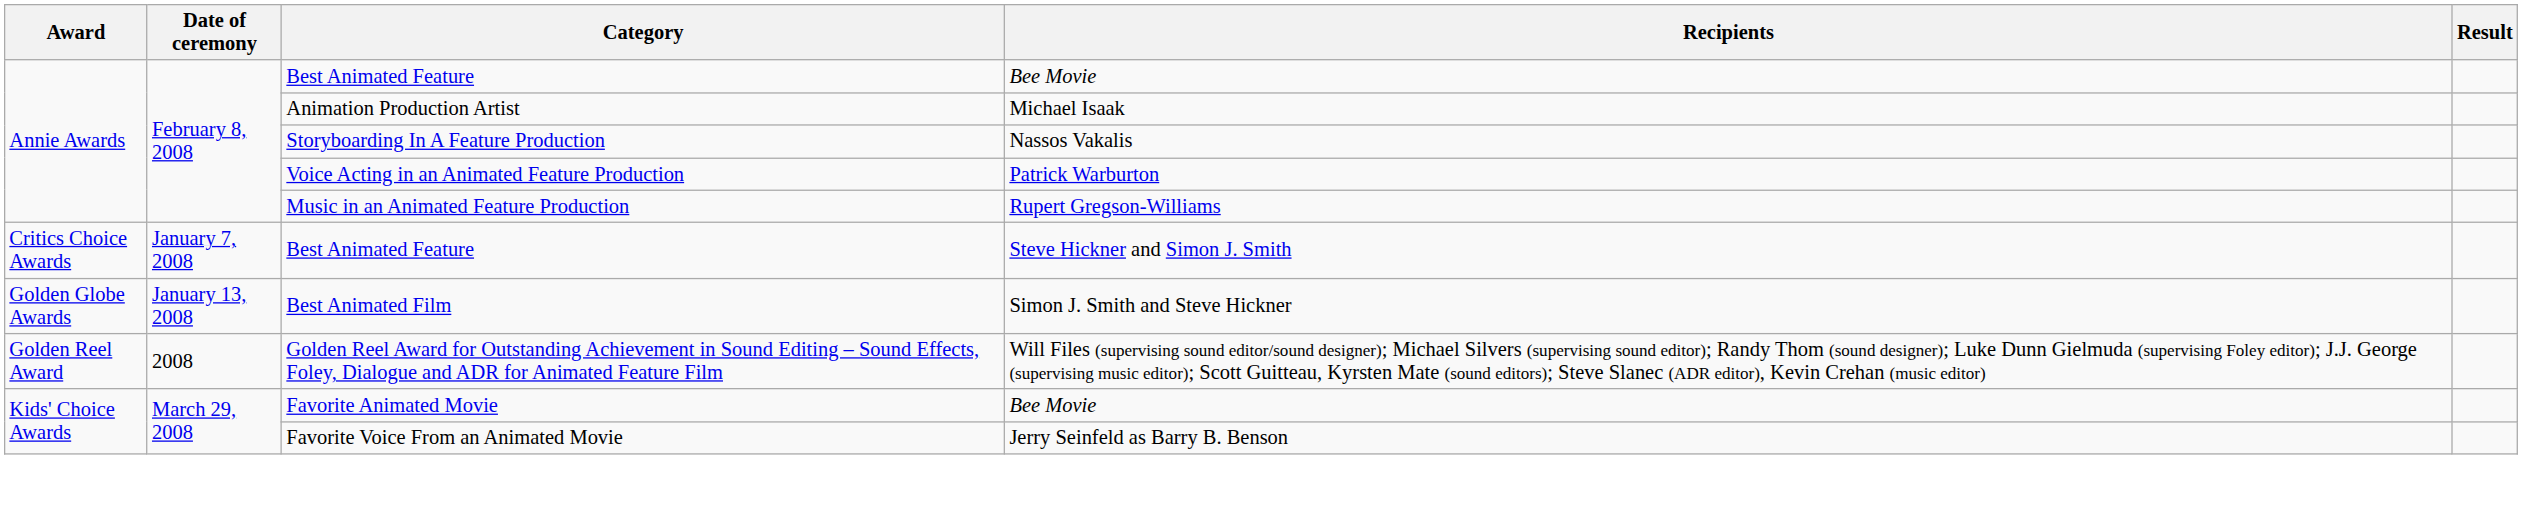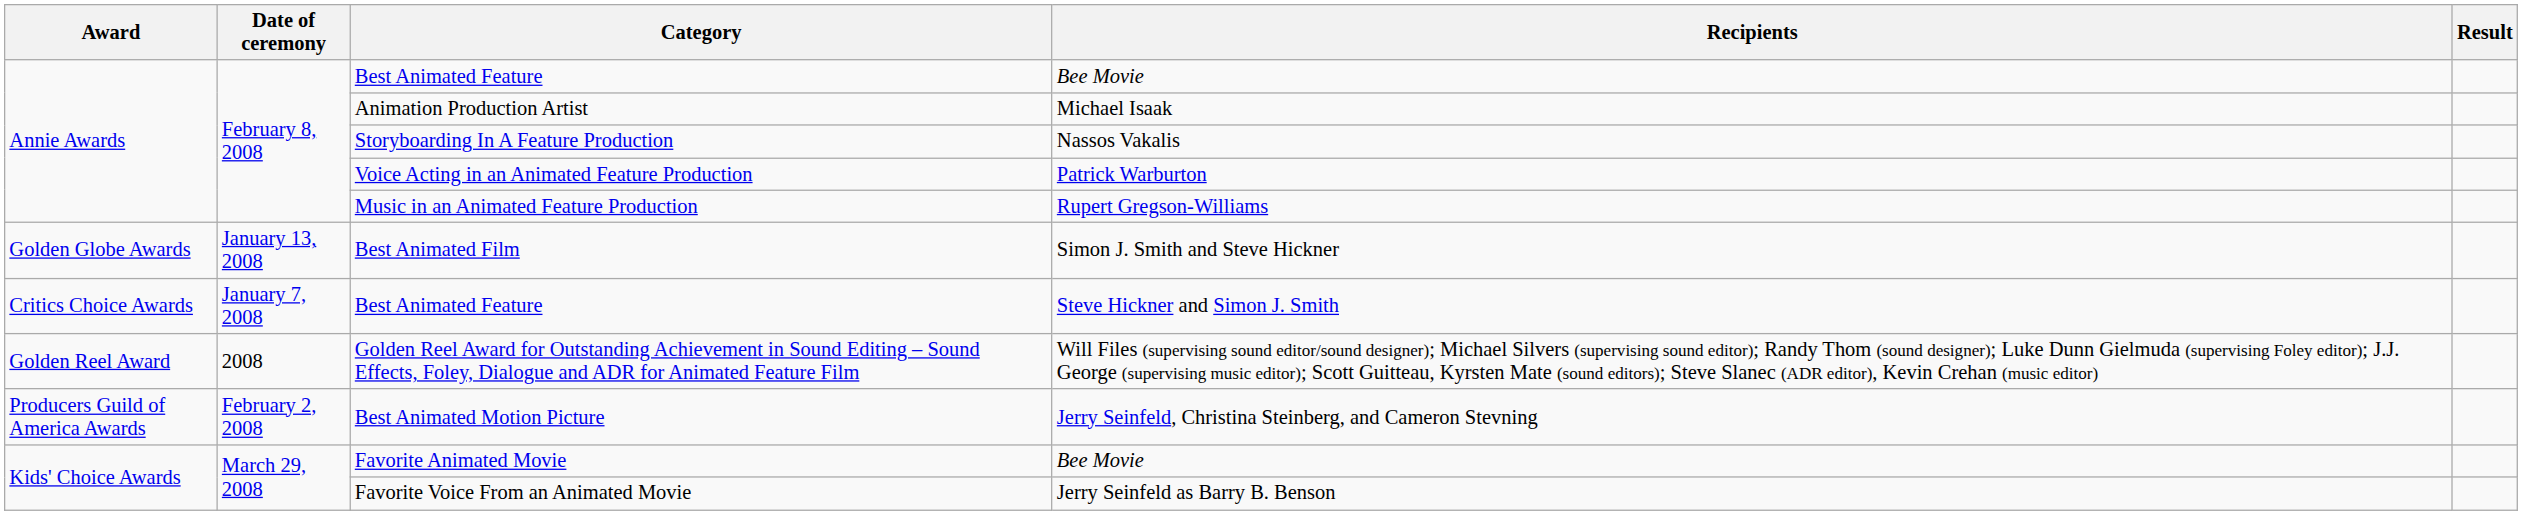rows swapped: (380, 250) <-> (369, 305)
+ row: (480, 416)
